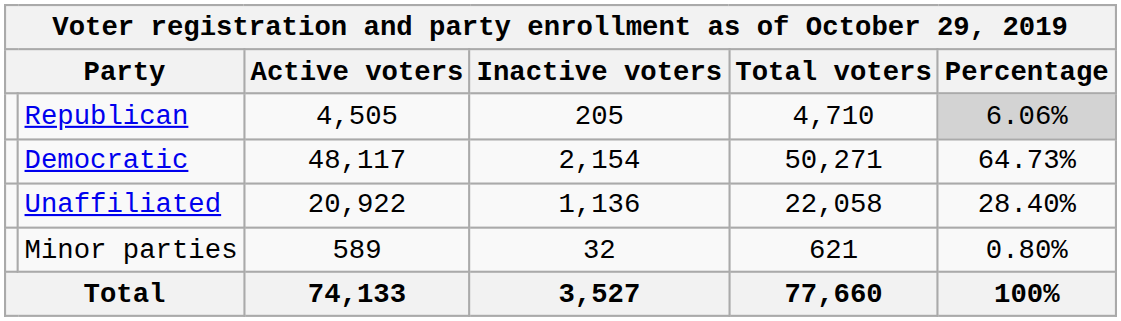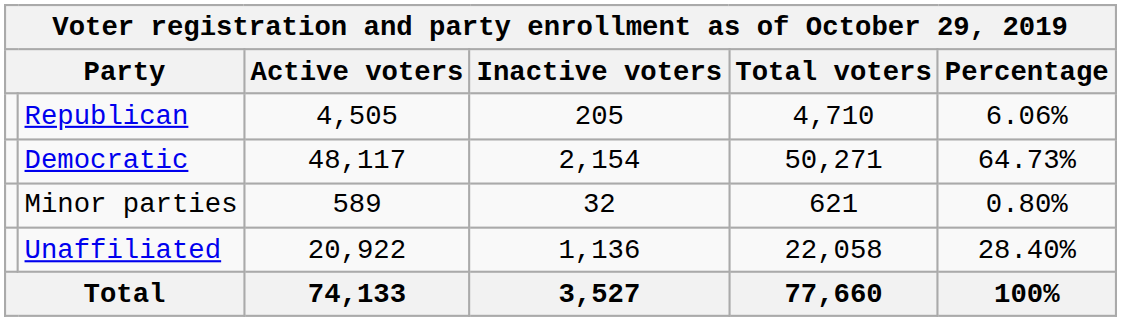(1027, 116) lightgrey background -> (1027, 116) no background
rows swapped: (123, 205) <-> (131, 250)
